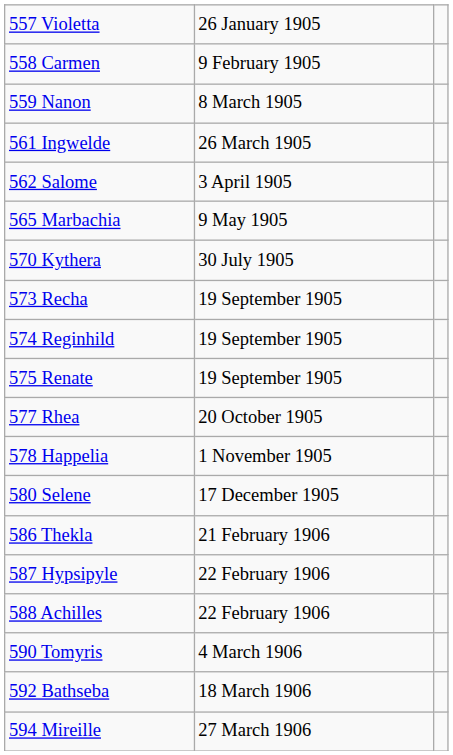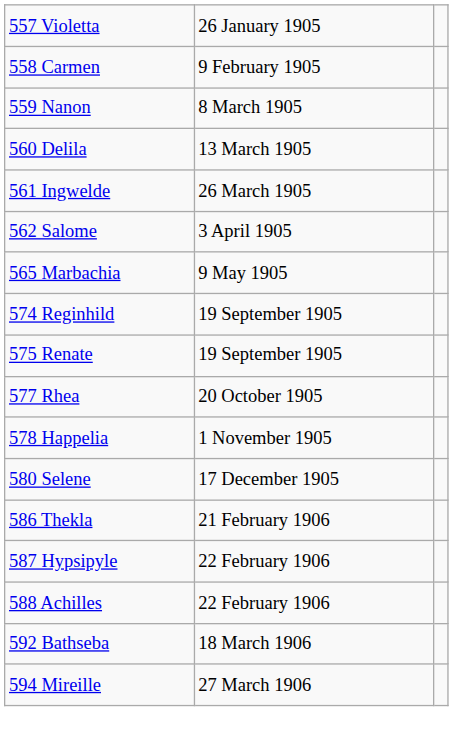+ row: (48, 148)
- row: (55, 259)
- row: (48, 299)
- row: (56, 652)
